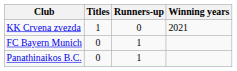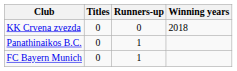(98, 27) 1 -> (98, 27) 0
(178, 27) 2021 -> (178, 27) 2018
rows swapped: (44, 43) <-> (44, 58)
